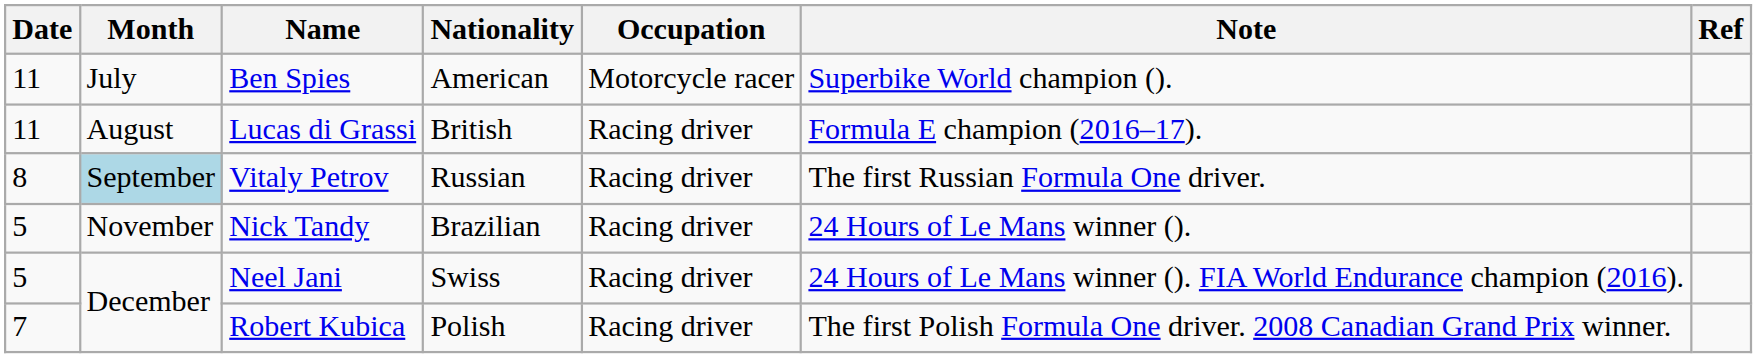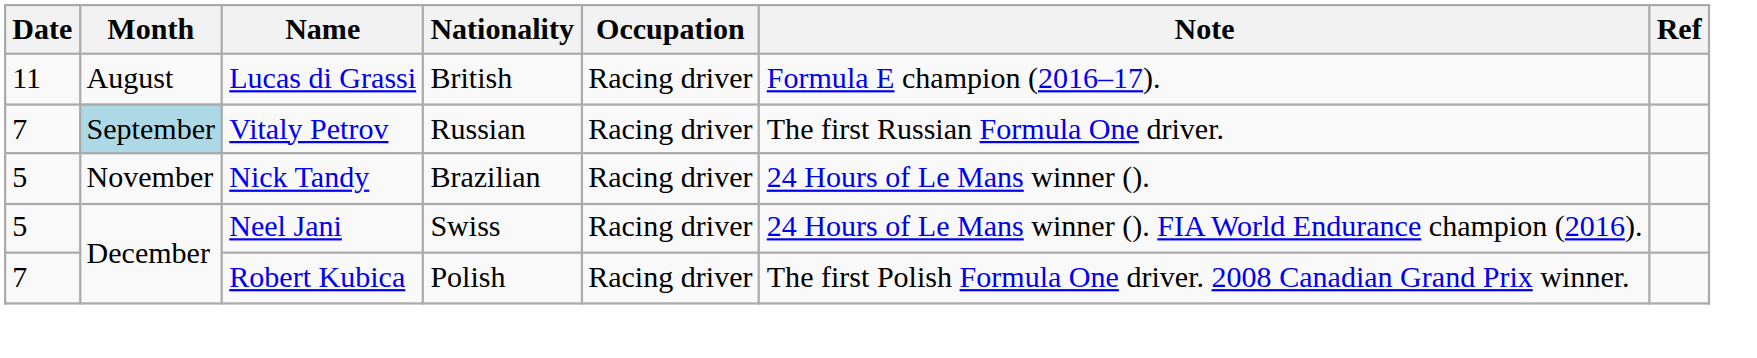- row: (290, 78)
(20, 177) 8 -> (20, 128) 7
